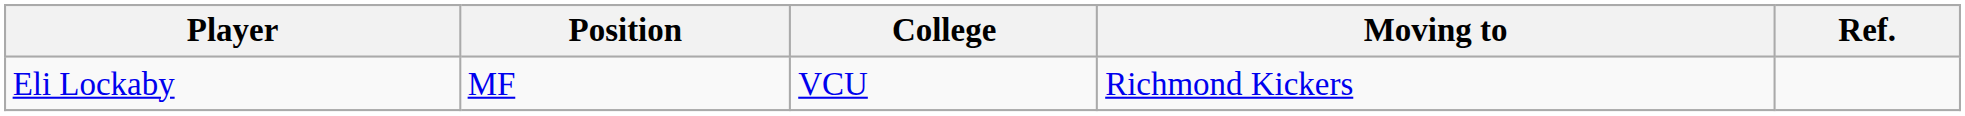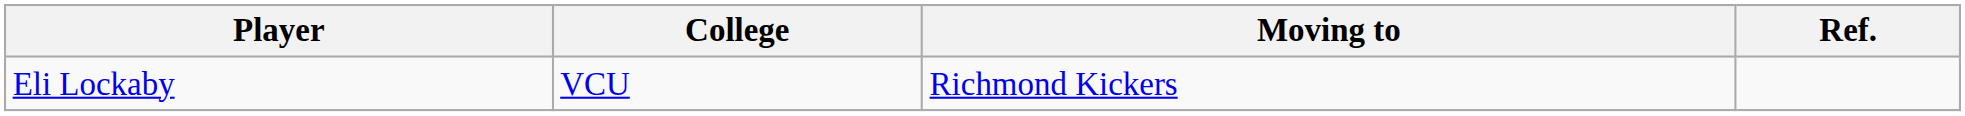- column: (625, 30)
